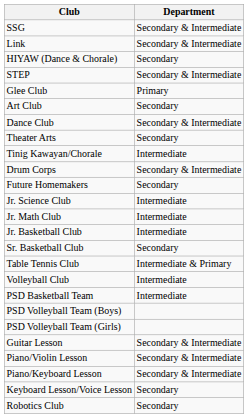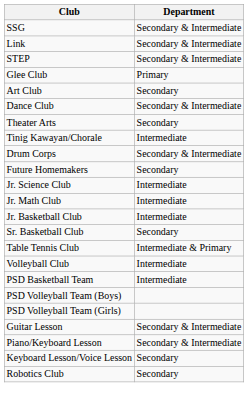- row: (62, 59)
- row: (47, 358)
